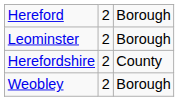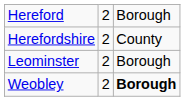rows swapped: (51, 61) <-> (43, 38)
(144, 84) normal -> (146, 84) bold
